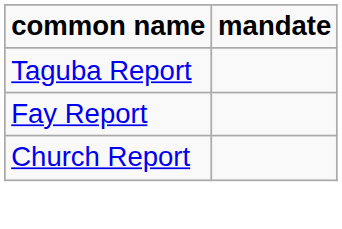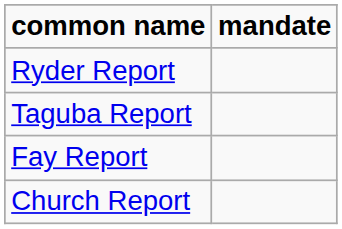+ row: (93, 69)
